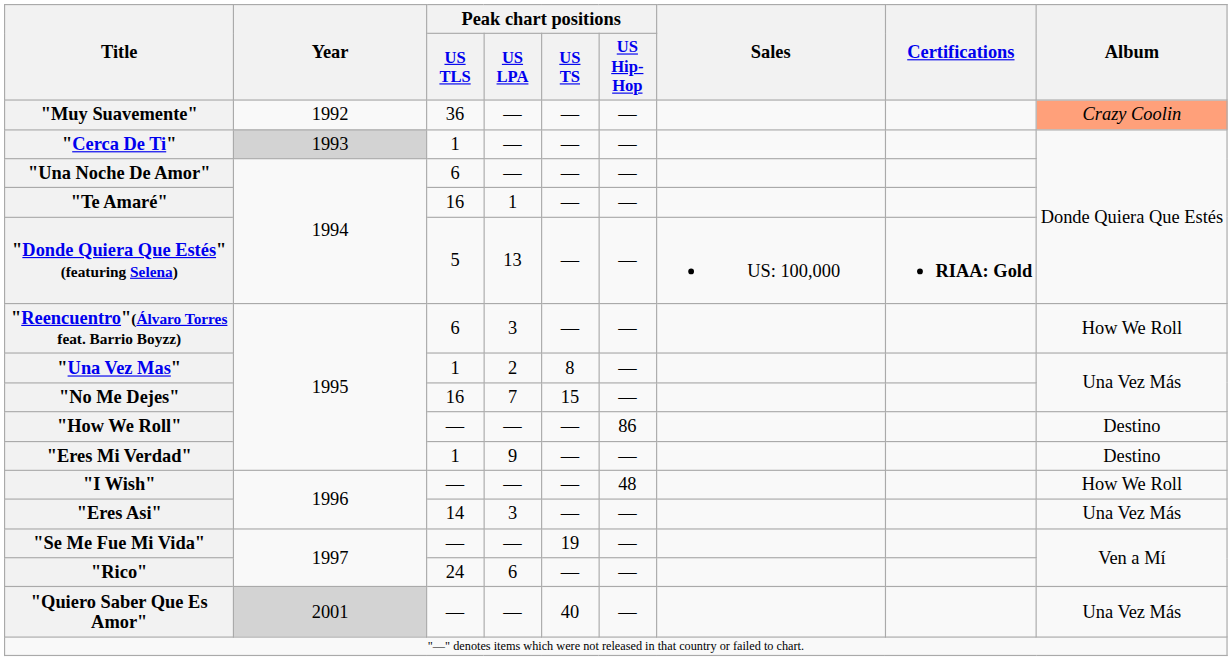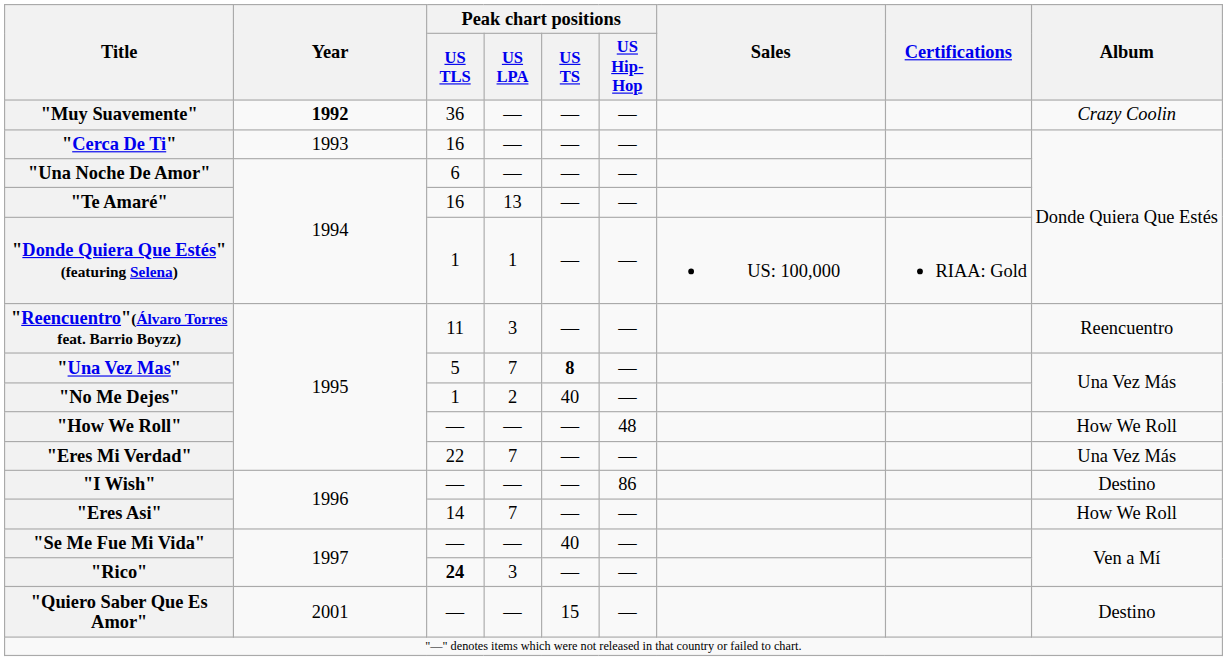(330, 114) normal -> (330, 114) bold
(1132, 114) lightsalmon background -> (1127, 114) no background
(330, 143) lightgrey background -> (330, 143) no background
(455, 143) 1 -> (455, 143) 16
(512, 202) 1 -> (512, 202) 13
(455, 260) 5 -> (455, 260) 1
(512, 260) 13 -> (512, 260) 1
(961, 271) bold -> (958, 271) normal
(455, 328) 6 -> (455, 328) 11
(1132, 328) How We Roll -> (1127, 328) Reencuentro
(455, 367) 1 -> (455, 367) 5
(512, 367) 2 -> (512, 367) 7
(570, 367) normal -> (570, 367) bold
(455, 397) 16 -> (455, 397) 1
(512, 397) 7 -> (512, 397) 2
(570, 397) 15 -> (570, 397) 40
(627, 426) 86 -> (627, 426) 48
(1132, 426) Destino -> (1127, 426) How We Roll
(455, 455) 1 -> (455, 455) 22
(512, 455) 9 -> (512, 455) 7
(1132, 455) Destino -> (1127, 455) Una Vez Más
(627, 484) 48 -> (627, 484) 86
(1132, 484) How We Roll -> (1127, 484) Destino
(512, 513) 3 -> (512, 513) 7
(1132, 513) Una Vez Más -> (1127, 513) How We Roll
(570, 543) 19 -> (570, 543) 40
(455, 572) normal -> (455, 572) bold
(512, 572) 6 -> (512, 572) 3
(330, 611) lightgrey background -> (330, 611) no background
(570, 611) 40 -> (570, 611) 15
(1132, 611) Una Vez Más -> (1127, 611) Destino
